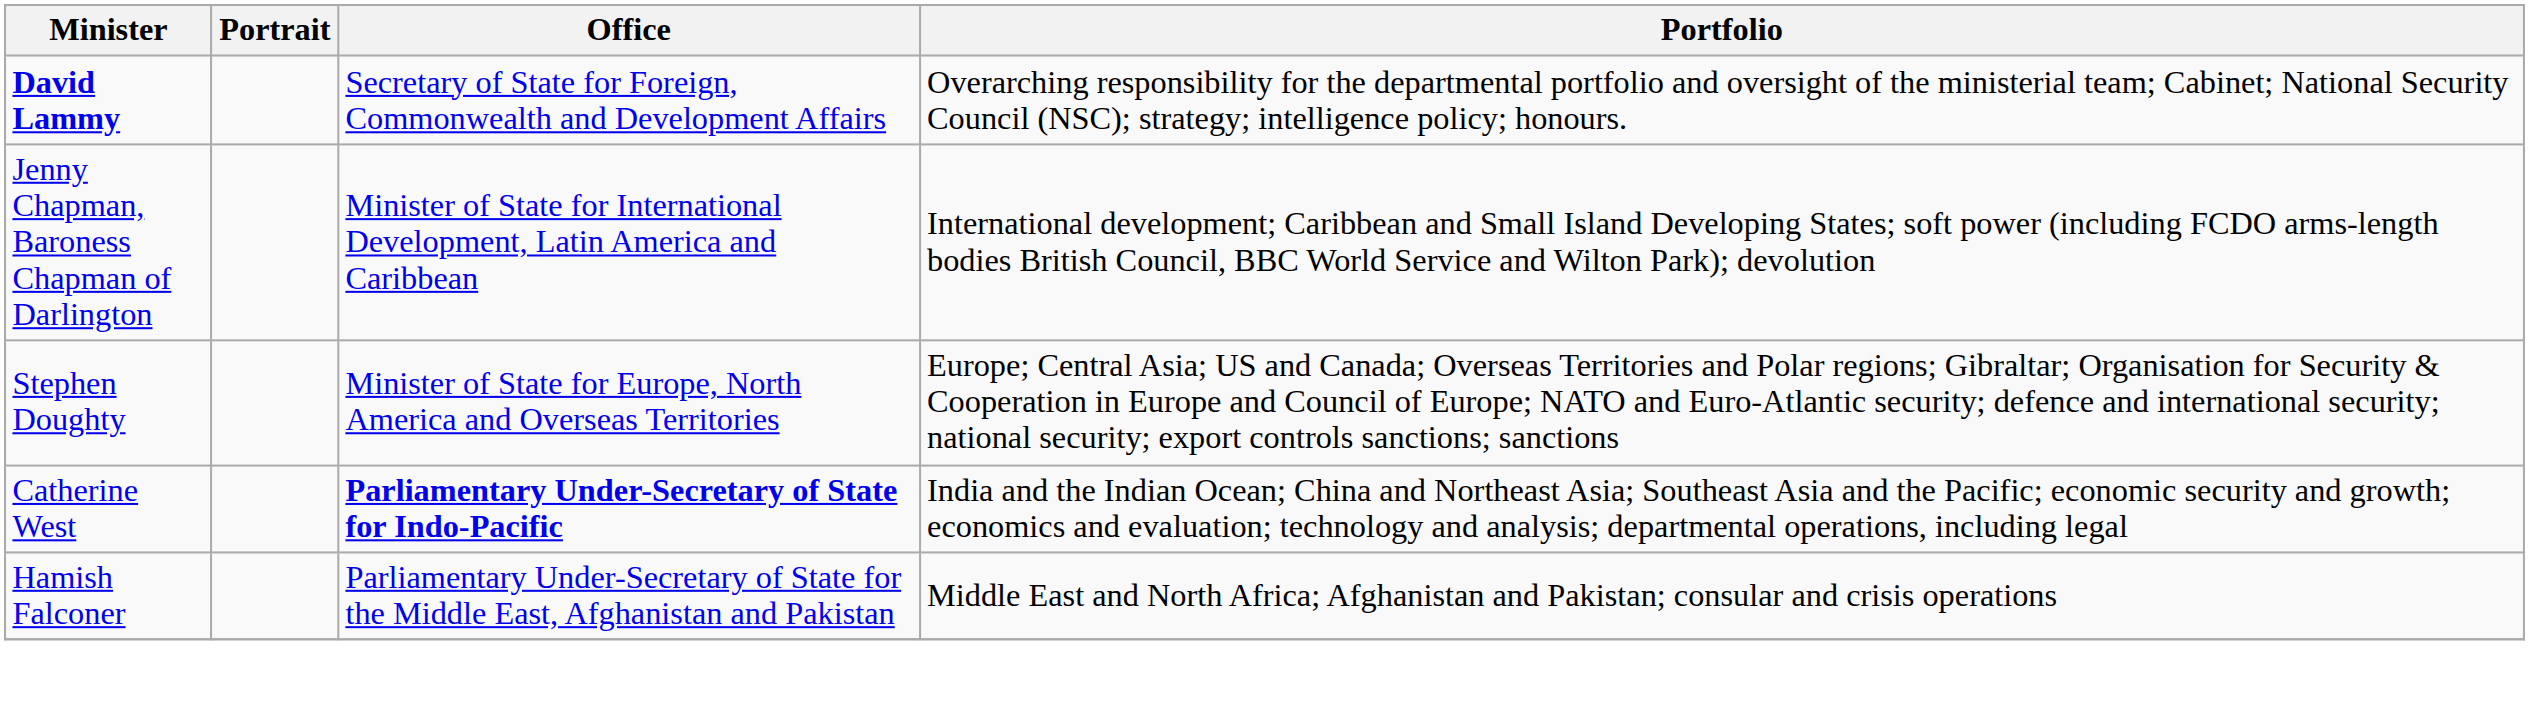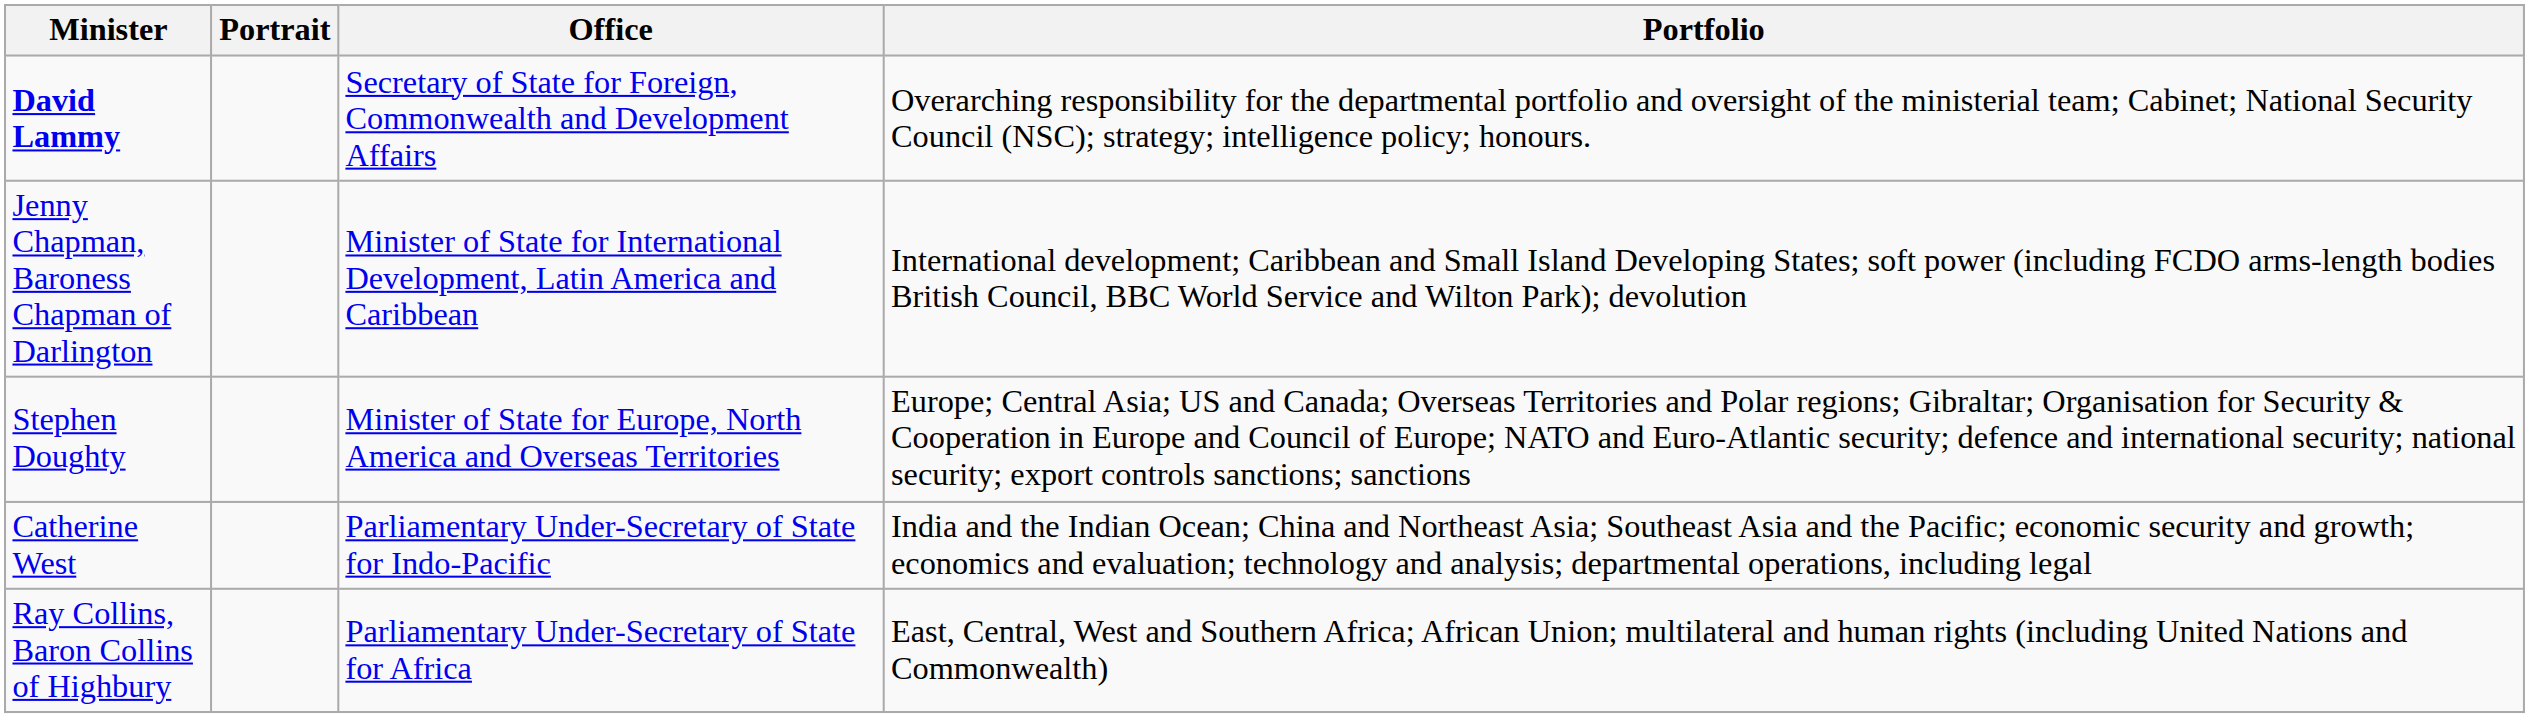(621, 507) bold -> (600, 544) normal
- row: (69, 595)
+ row: (103, 650)
